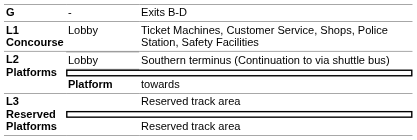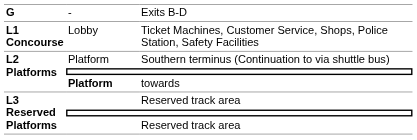(83, 60) Lobby -> (88, 60) Platform
